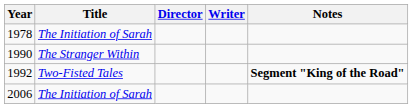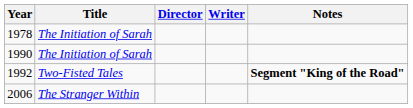(89, 53) The Stranger Within -> (95, 53) The Initiation of Sarah
(95, 93) The Initiation of Sarah -> (89, 93) The Stranger Within
